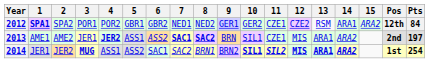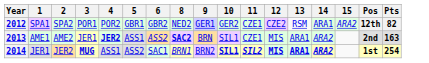- column: (181, 11)
(40, 24) bold -> (40, 24) normal
(415, 24) 84 -> (392, 24) 82
(415, 38) 197 -> (392, 38) 163
